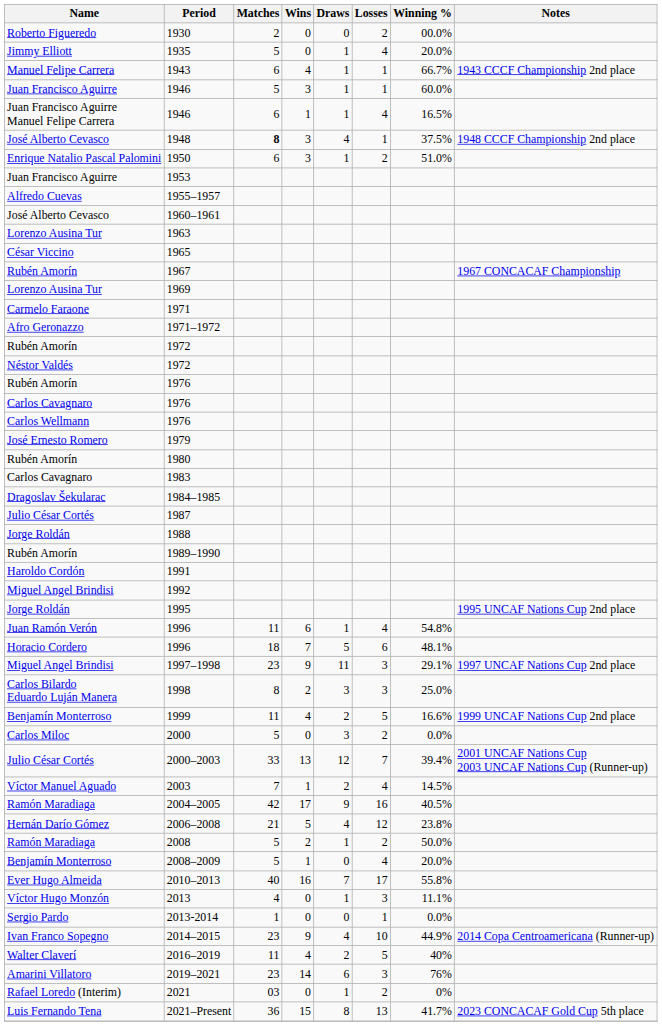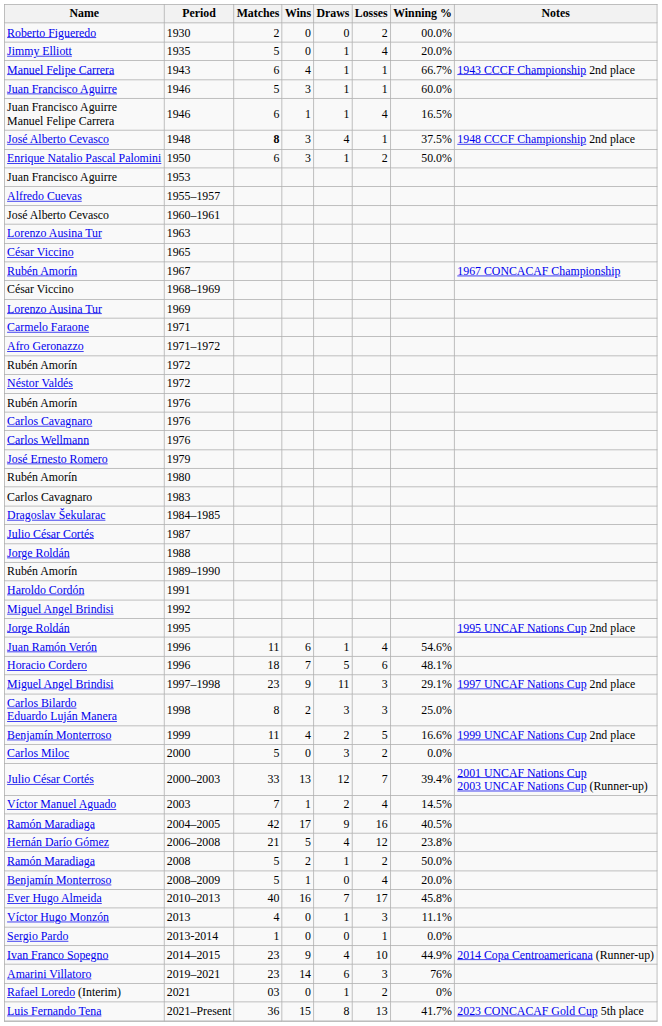(437, 158) 51.0% -> (437, 158) 50.0%
+ row: (40, 290)
(437, 628) 54.8% -> (437, 646) 54.6%
(437, 880) 55.8% -> (437, 898) 45.8%
- row: (42, 955)
